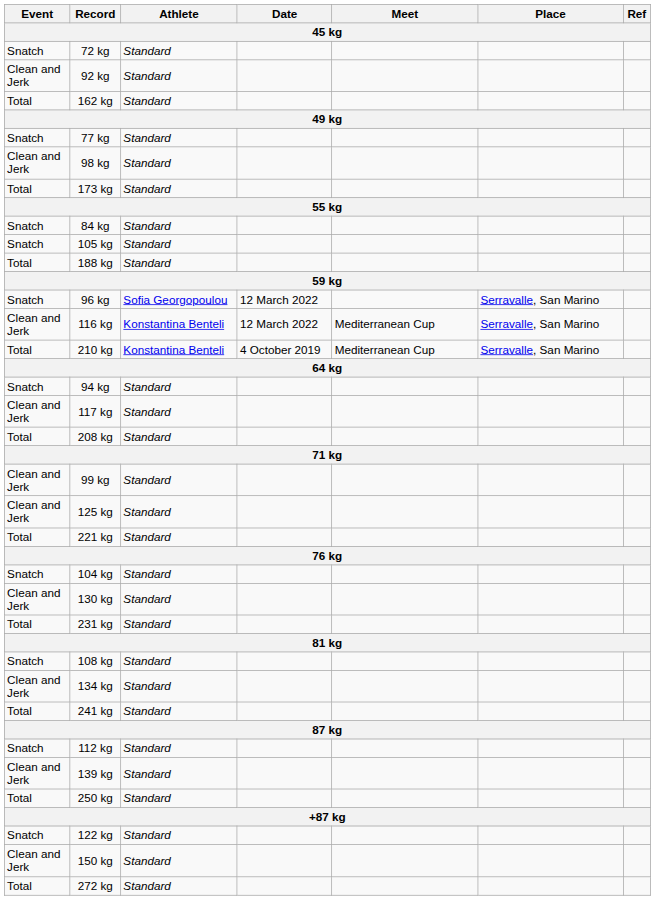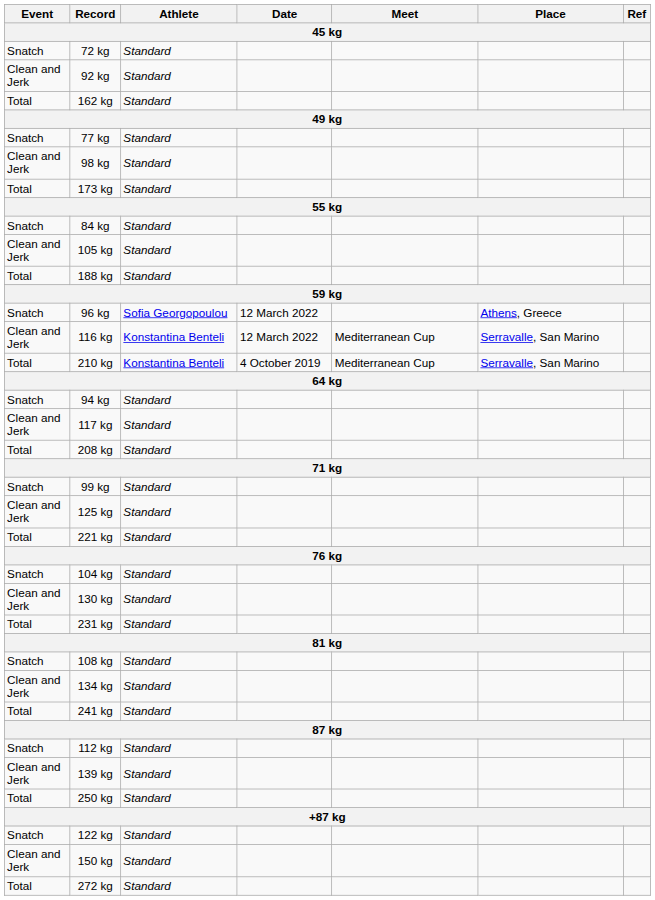(25, 244) Snatch -> (34, 250) Clean and Jerk
(540, 299) Serravalle, San Marino -> (521, 313) Athens, Greece
(34, 480) Clean and Jerk -> (25, 487) Snatch
